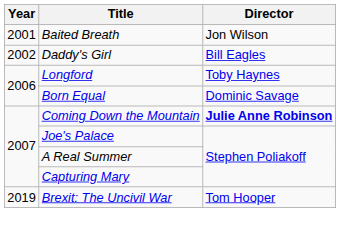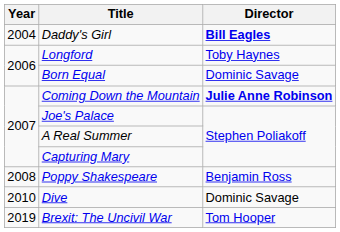- row: (81, 34)
(22, 55) 2002 -> (22, 34) 2004
(235, 55) normal -> (238, 34) bold
+ row: (99, 177)
+ row: (55, 197)
